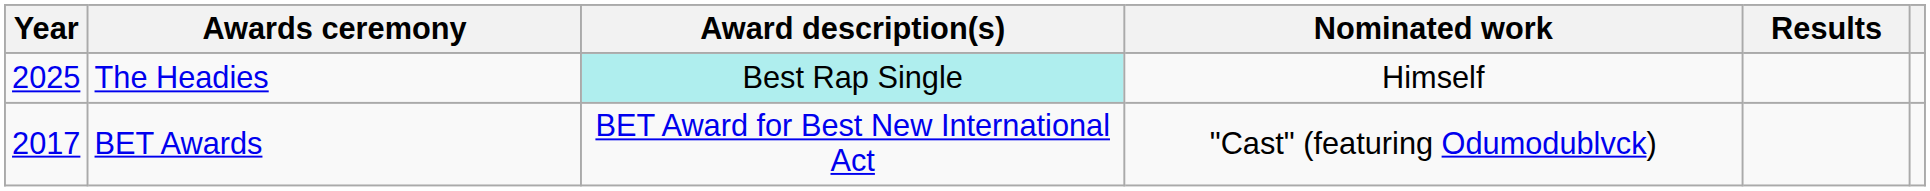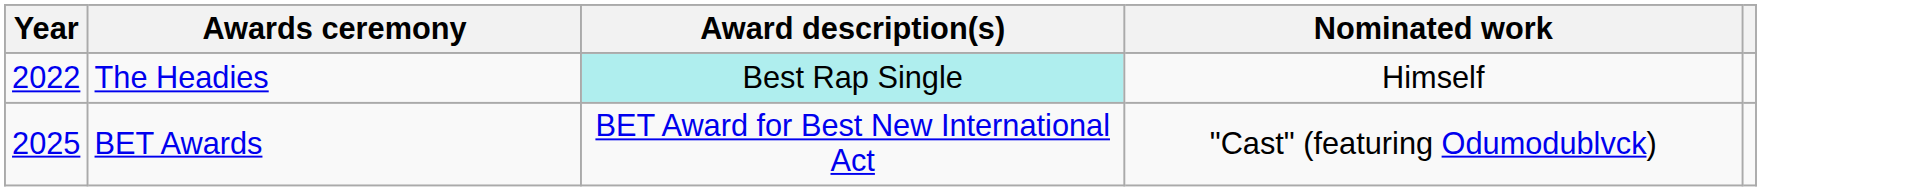- column: (1827, 28)
(46, 77) 2025 -> (46, 77) 2022
(46, 143) 2017 -> (46, 143) 2025
